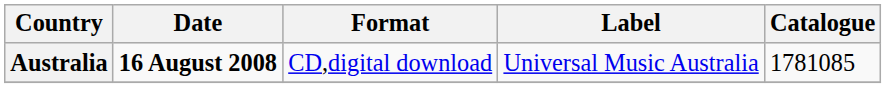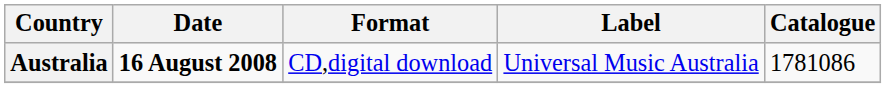(812, 62) 1781085 -> (812, 62) 1781086
